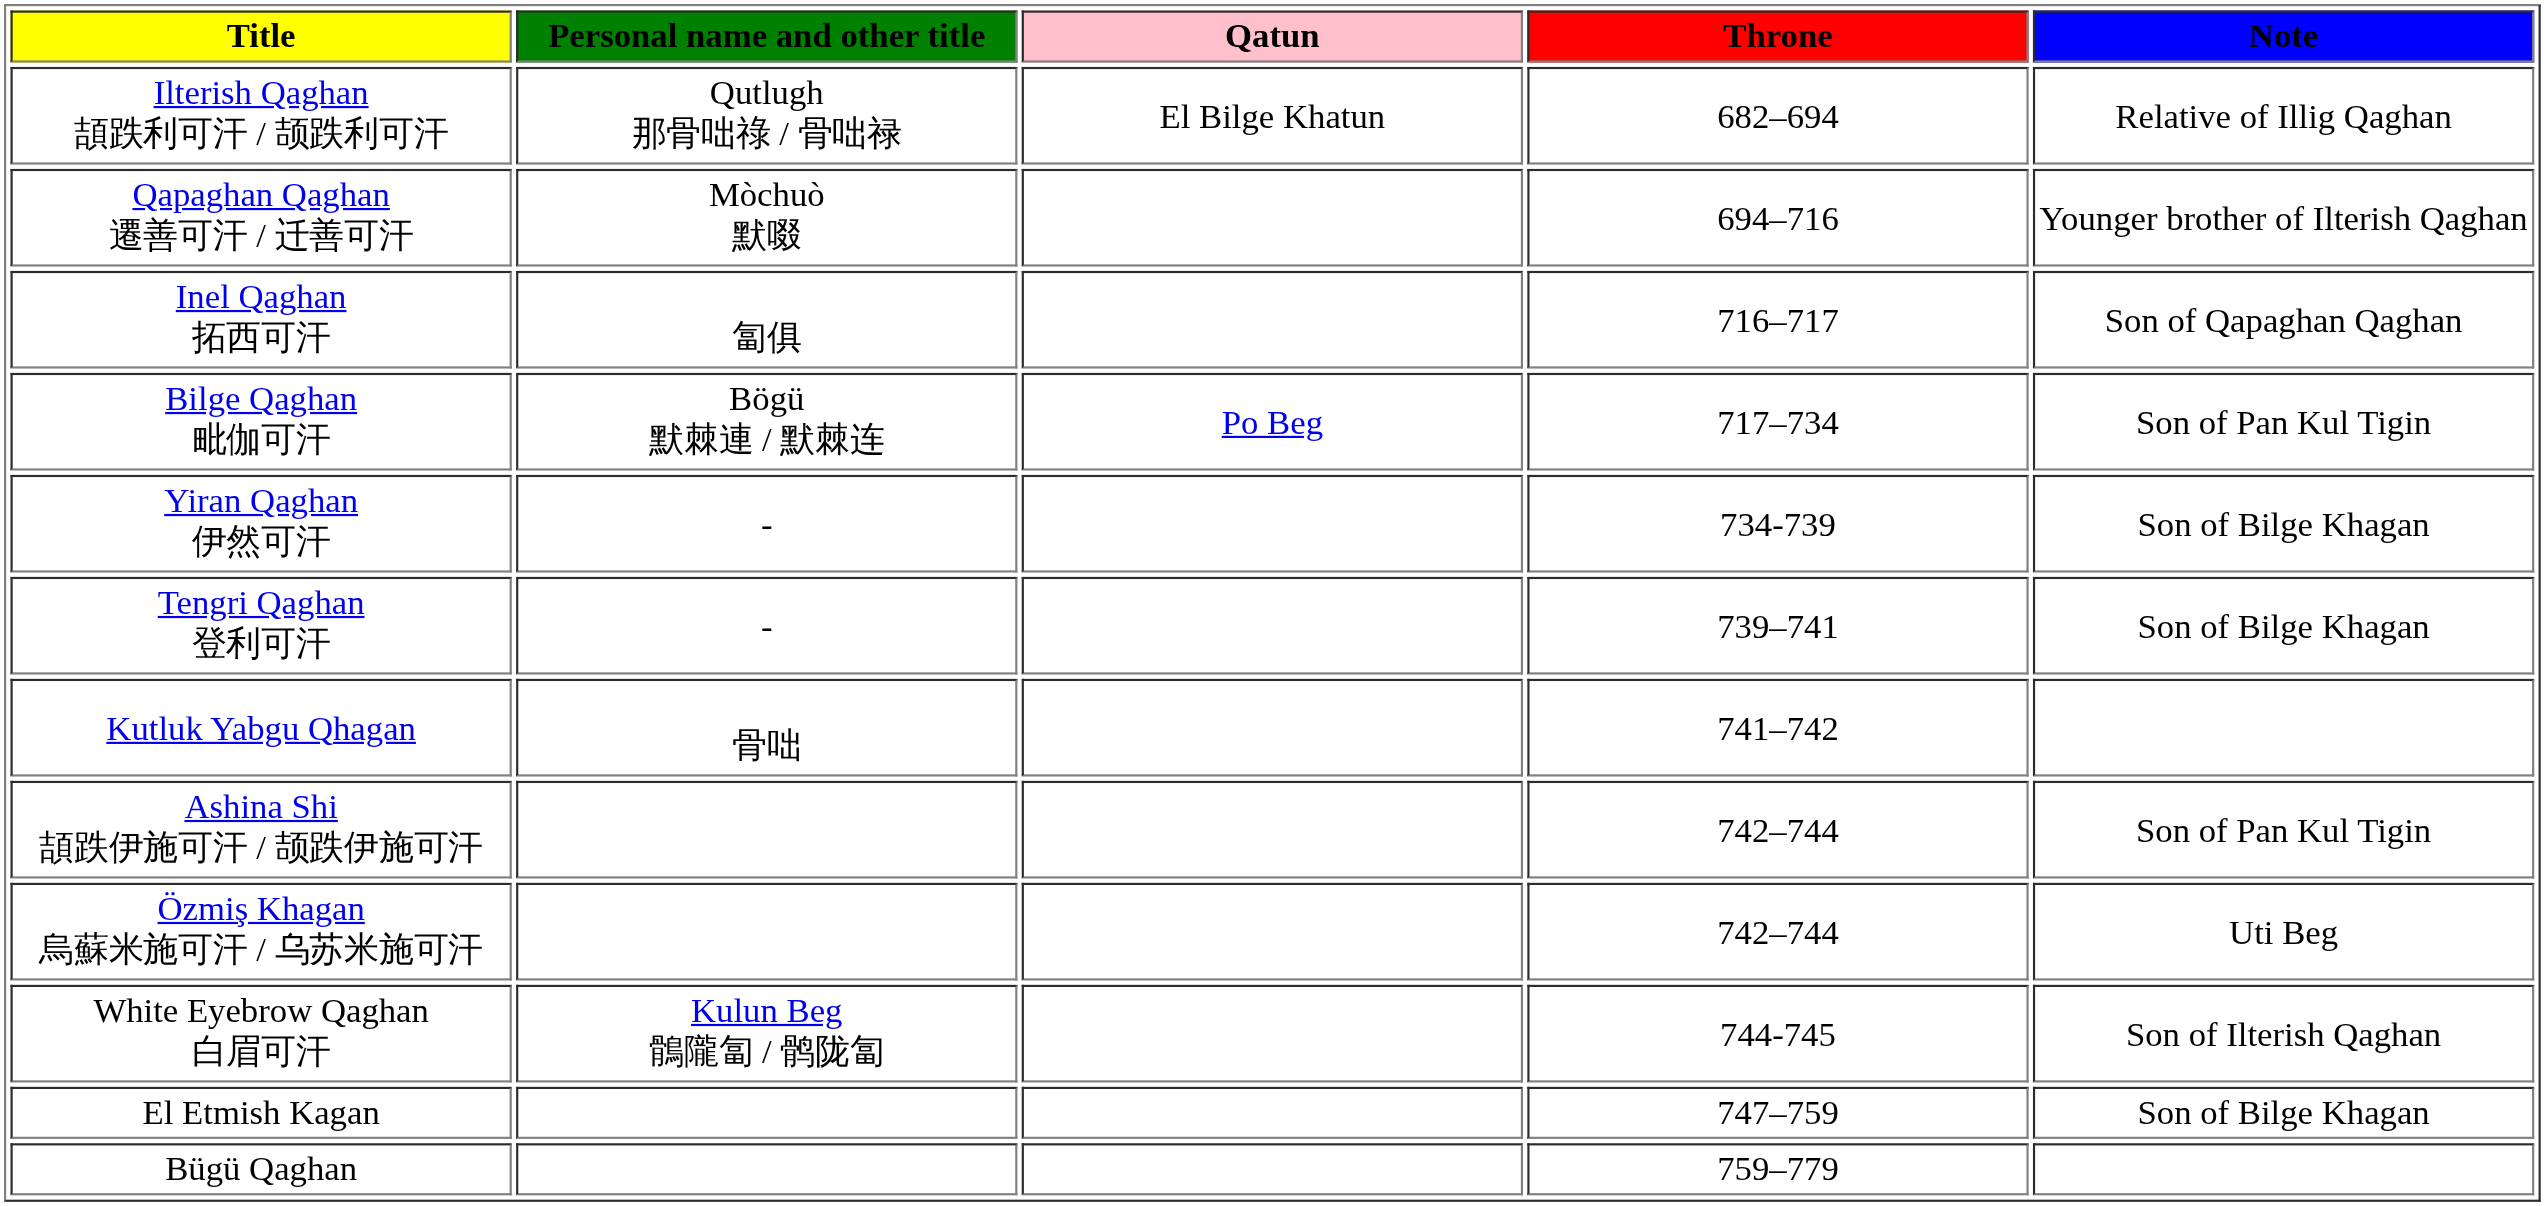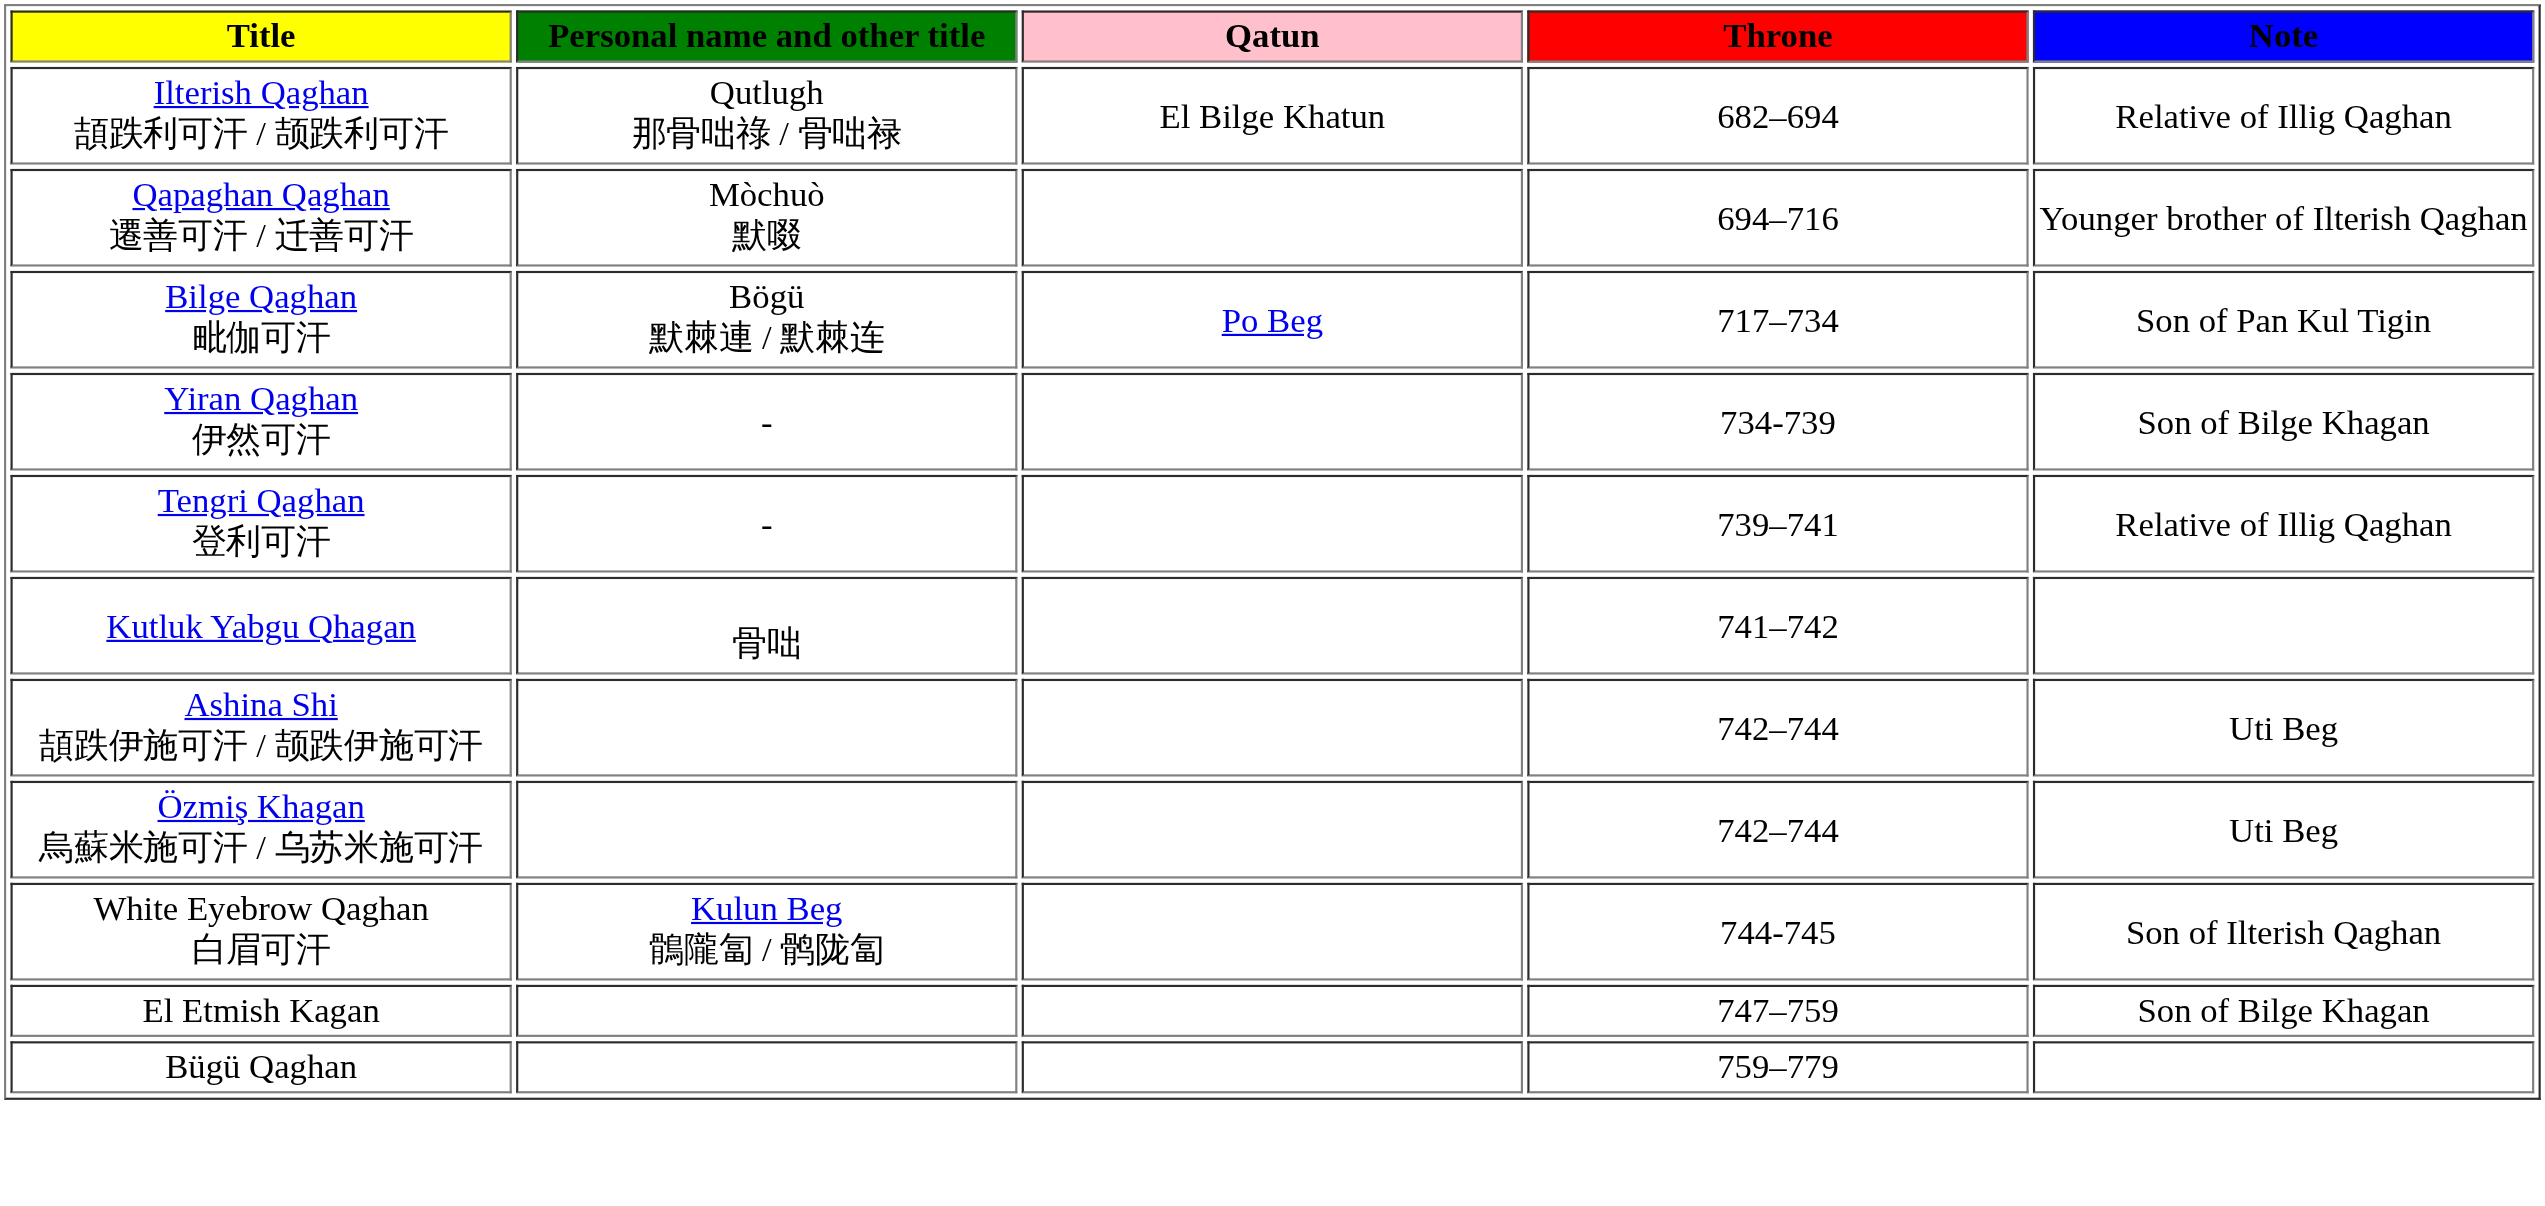- row: (261, 316)
(2284, 625) Son of Bilge Khagan -> (2284, 523) Relative of Illig Qaghan
(2284, 829) Son of Pan Kul Tigin -> (2284, 727) Uti Beg
